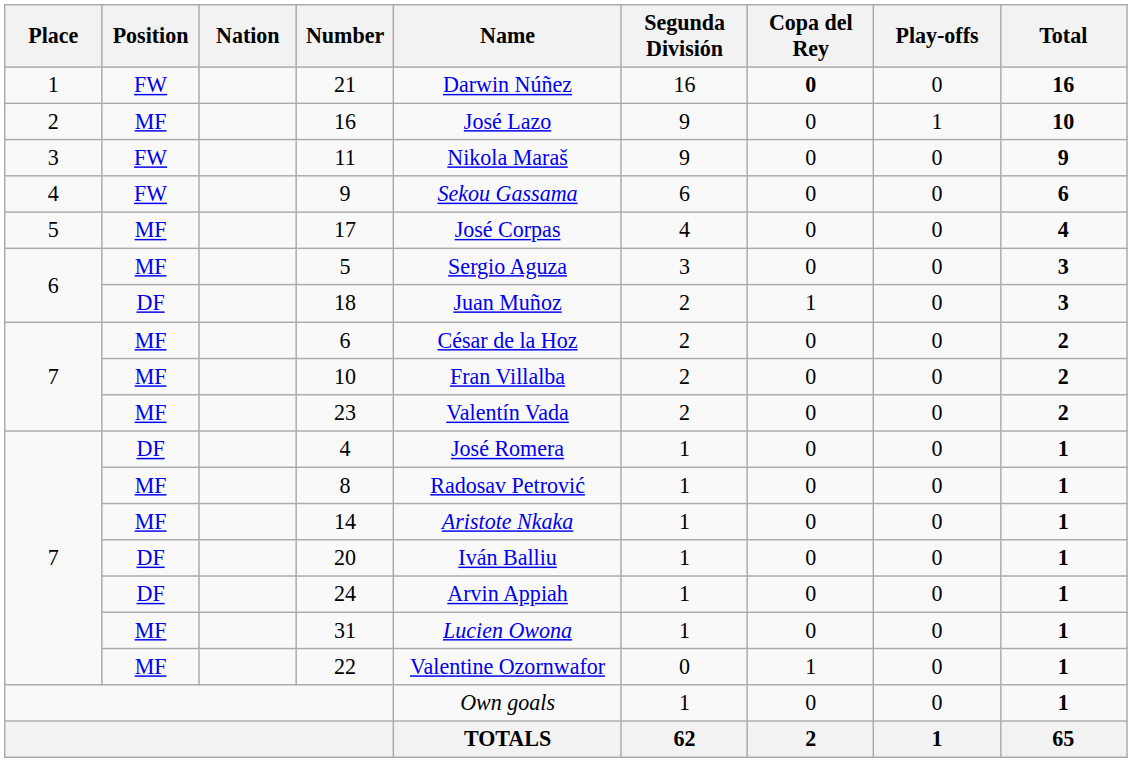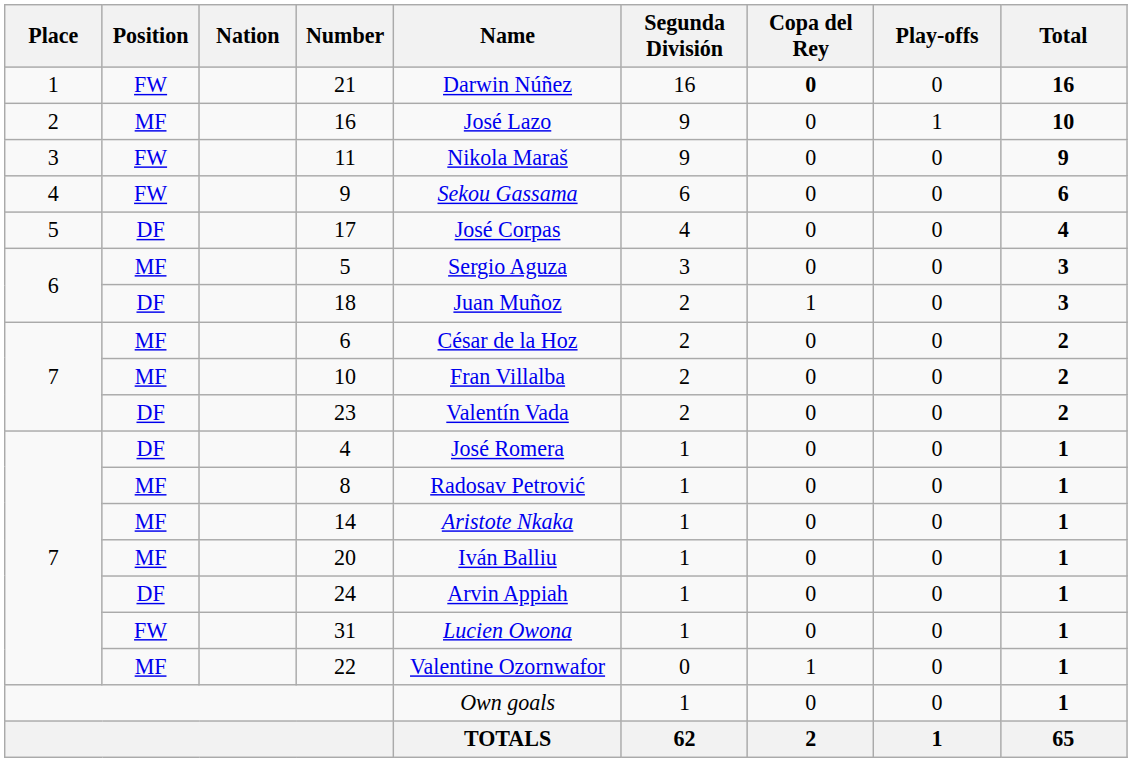(151, 230) MF -> (151, 230) DF
(151, 412) MF -> (151, 412) DF
(151, 557) DF -> (151, 557) MF
(151, 630) MF -> (151, 630) FW
